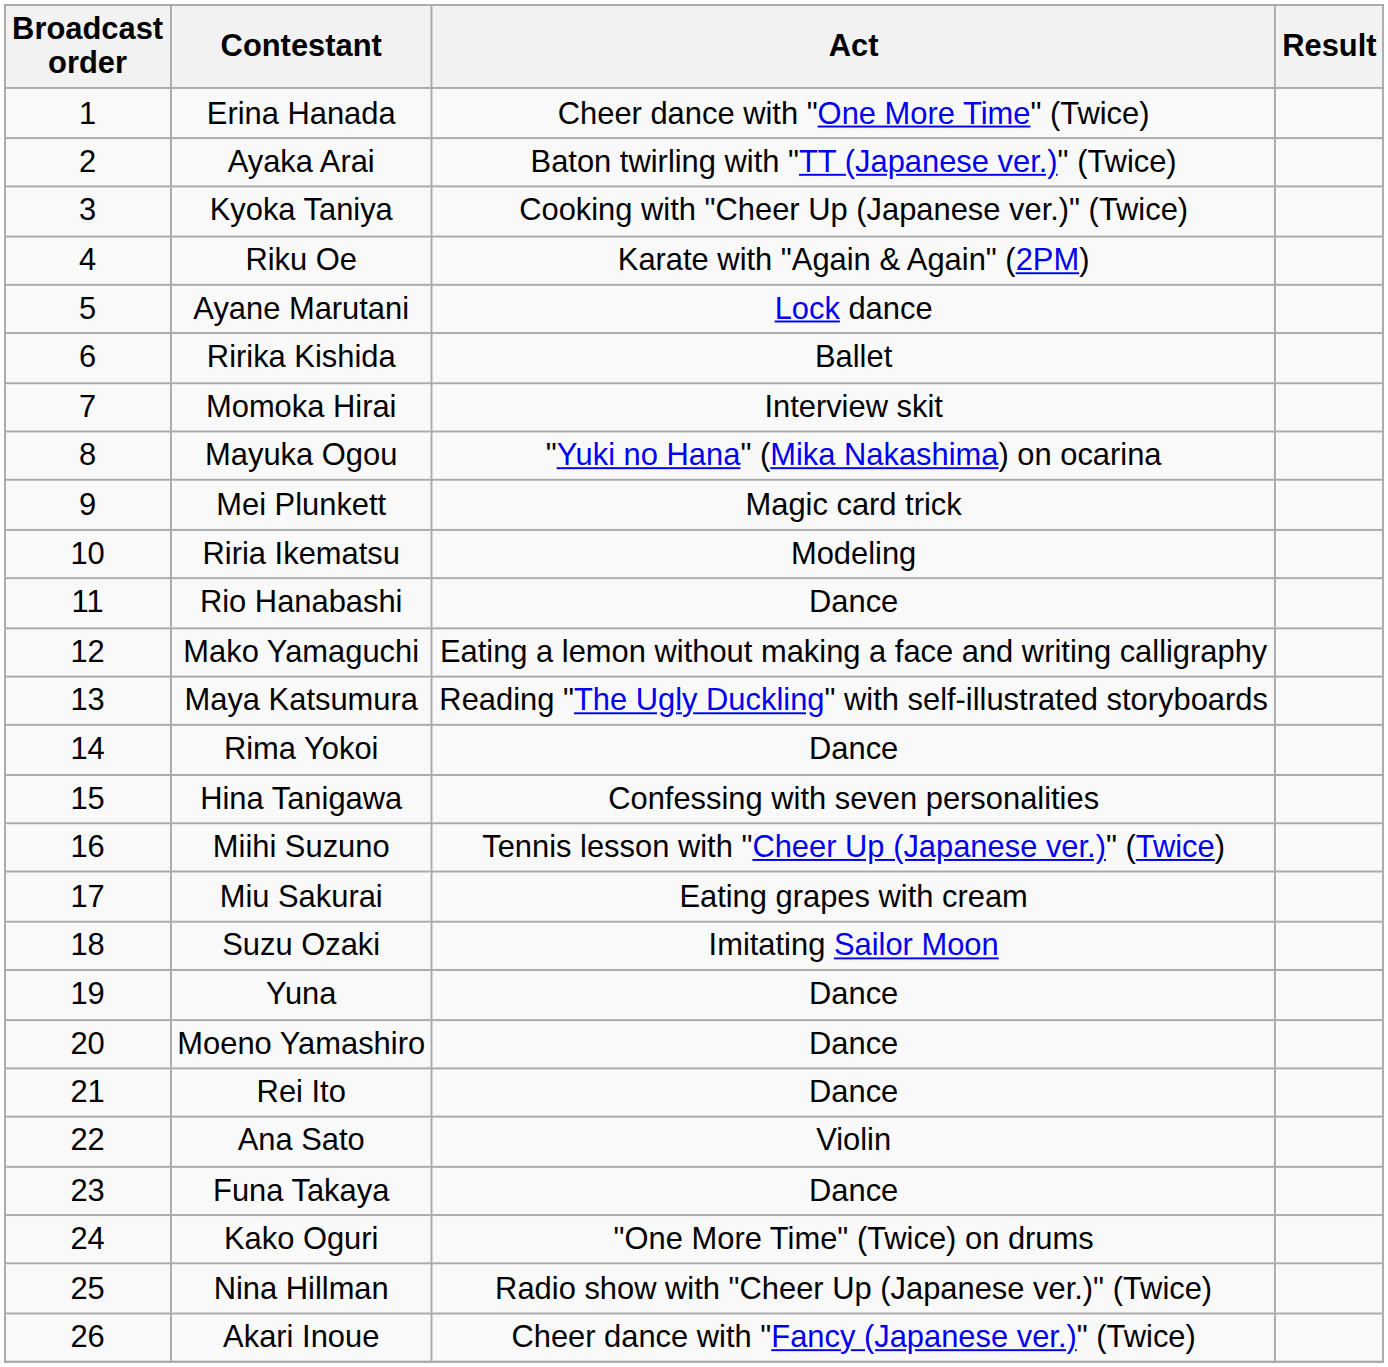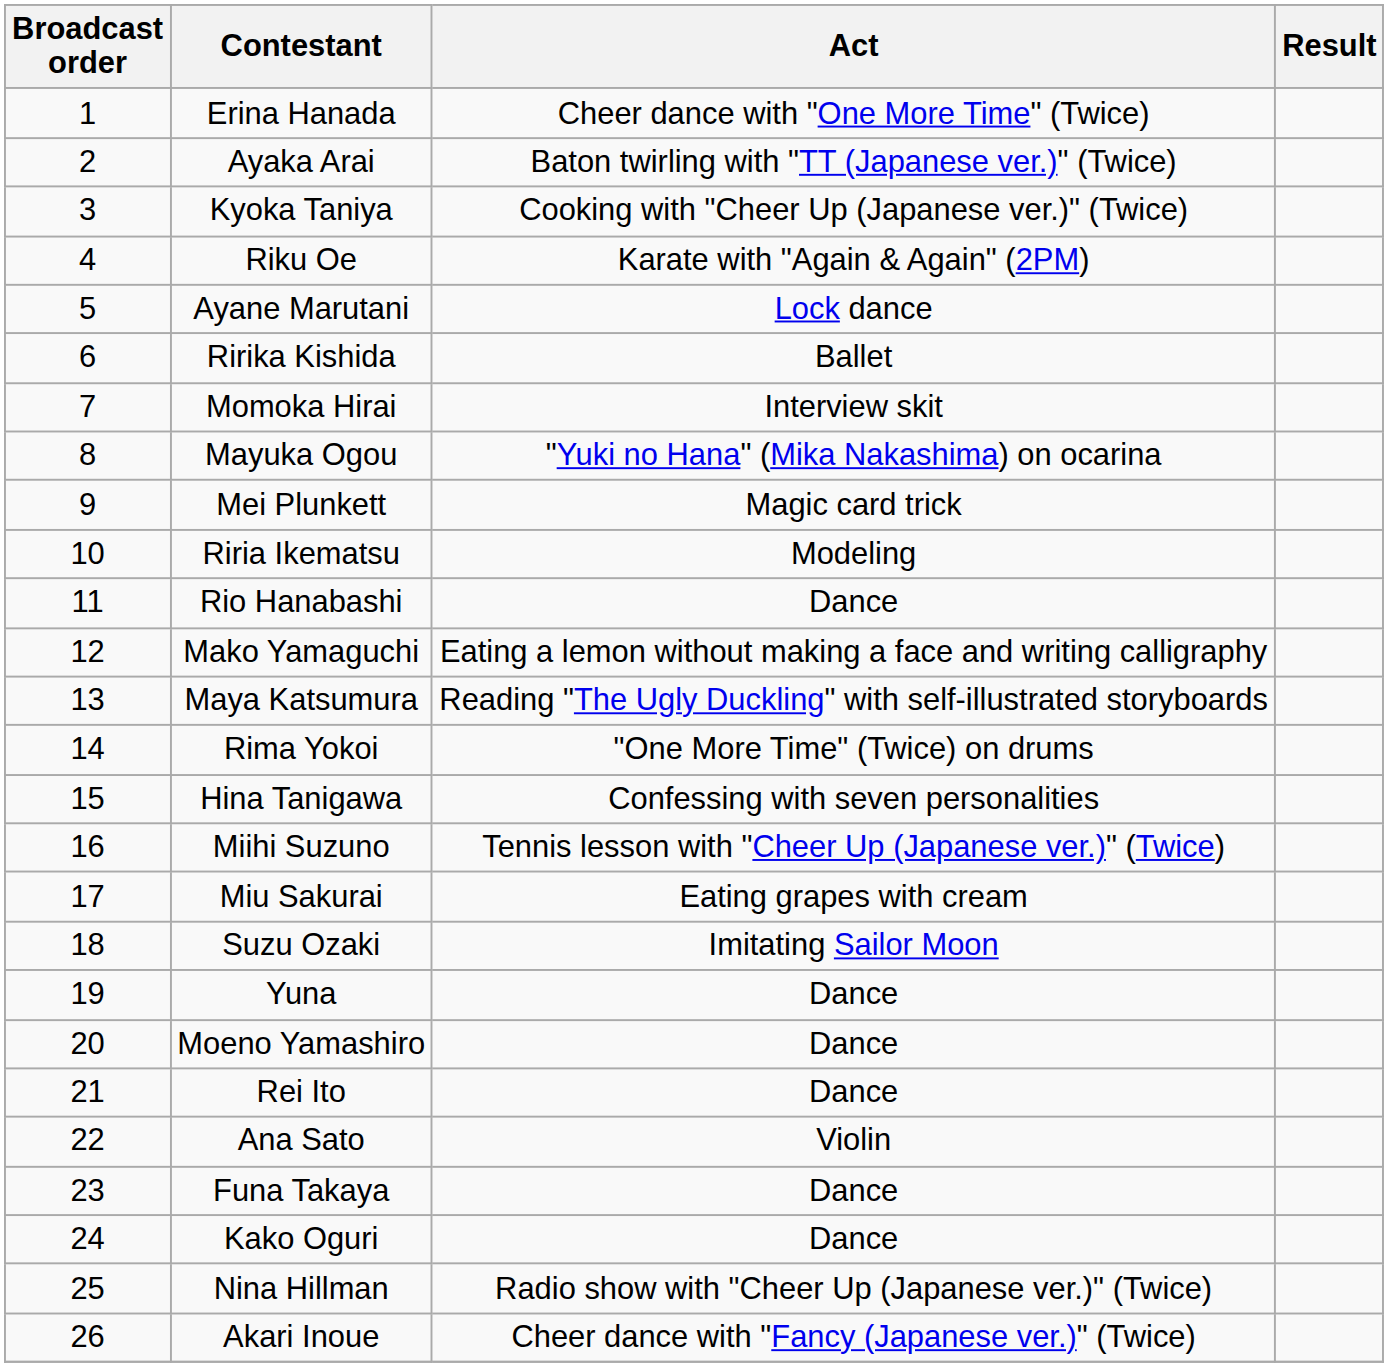(854, 749) Dance -> (854, 749) "One More Time" (Twice) on drums
(854, 1239) "One More Time" (Twice) on drums -> (854, 1239) Dance
